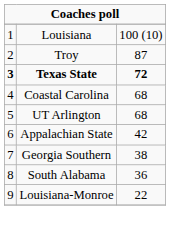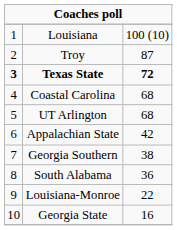+ row: (73, 214)
